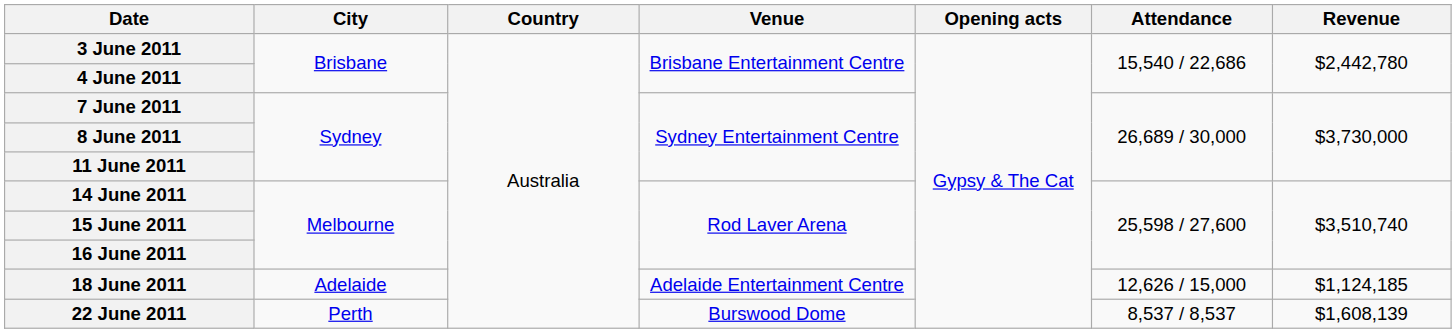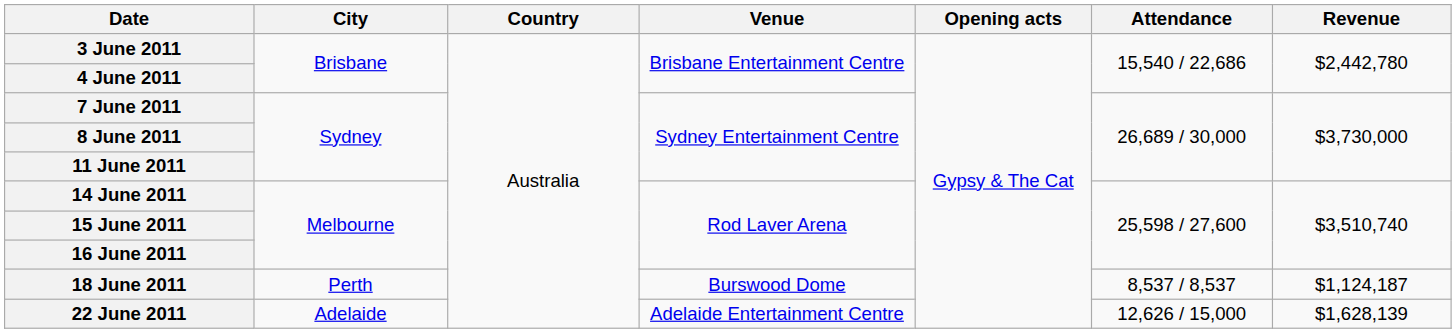(351, 284) Adelaide -> (351, 284) Perth
(777, 284) Adelaide Entertainment Centre -> (777, 284) Burswood Dome
(1182, 284) 12,626 / 15,000 -> (1182, 284) 8,537 / 8,537
(1361, 284) $1,124,185 -> (1361, 284) $1,124,187
(351, 313) Perth -> (351, 313) Adelaide
(777, 313) Burswood Dome -> (777, 313) Adelaide Entertainment Centre
(1182, 313) 8,537 / 8,537 -> (1182, 313) 12,626 / 15,000
(1361, 313) $1,608,139 -> (1361, 313) $1,628,139
